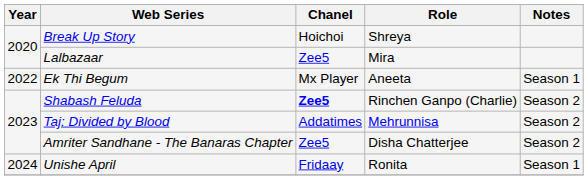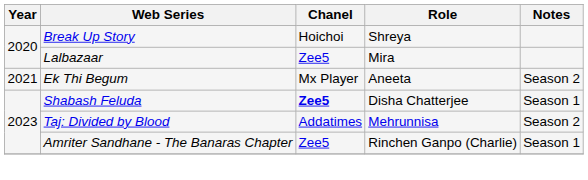(22, 79) 2022 -> (22, 79) 2021
(552, 79) Season 1 -> (552, 79) Season 2
(443, 100) Rinchen Ganpo (Charlie) -> (418, 100) Disha Chatterjee
(552, 100) Season 2 -> (552, 100) Season 1
(418, 143) Disha Chatterjee -> (443, 143) Rinchen Ganpo (Charlie)
(552, 143) Season 2 -> (552, 143) Season 1
- row: (80, 164)
